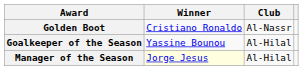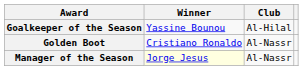rows swapped: (74, 27) <-> (74, 42)
(269, 58) Al-Hilal -> (269, 58) Al-Nassr
